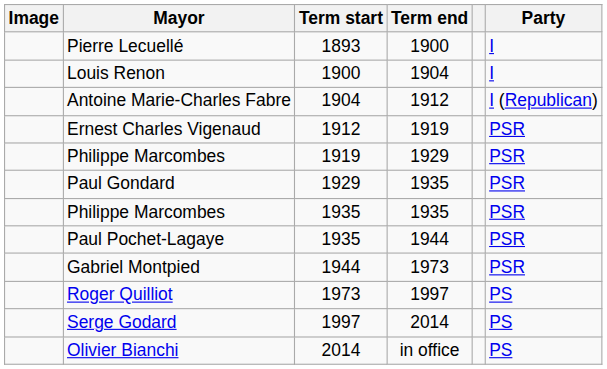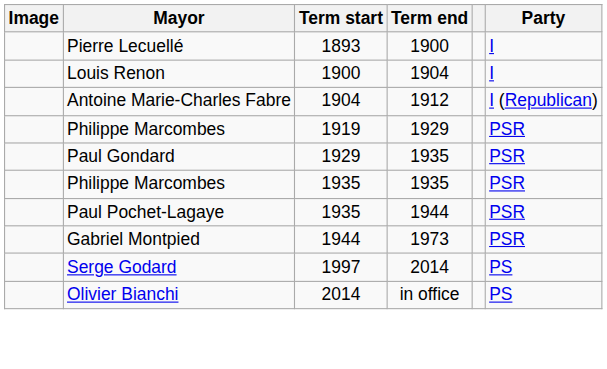- row: (164, 128)
- row: (120, 294)
